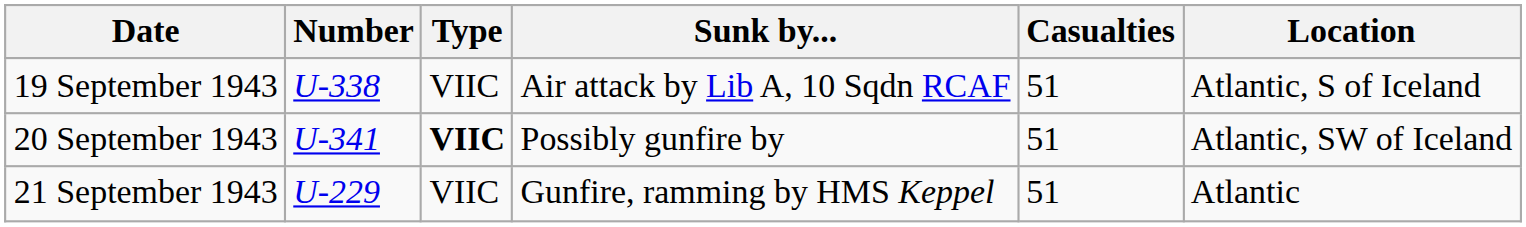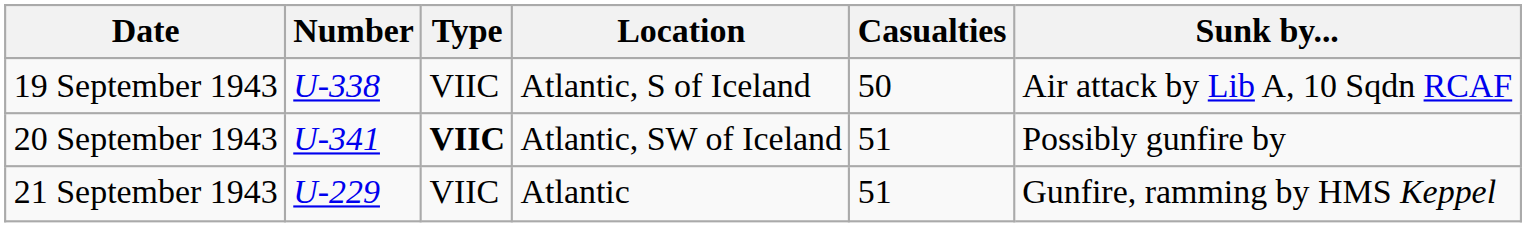columns swapped: (1351, 31) <-> (766, 31)
(1043, 85) 51 -> (875, 85) 50
